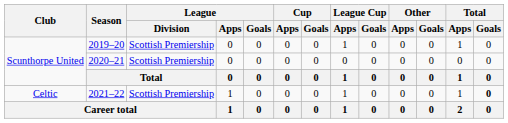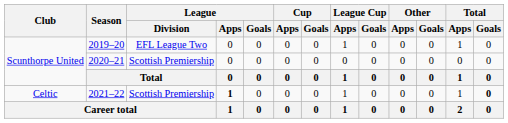(172, 45) Scottish Premiership -> (172, 45) EFL League Two
(230, 93) normal -> (230, 93) bold
